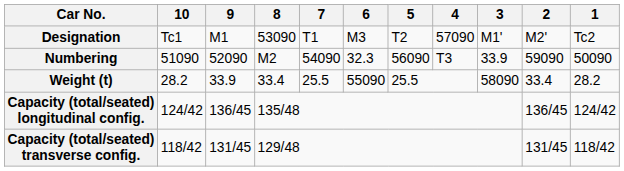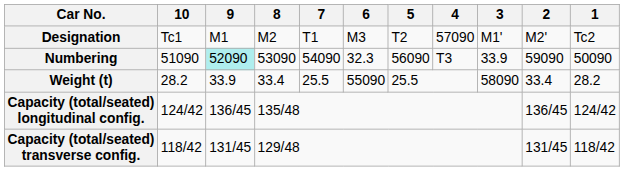(277, 37) 53090 -> (267, 37) M2
(228, 59) no background -> (228, 59) paleturquoise background
(267, 59) M2 -> (277, 59) 53090
